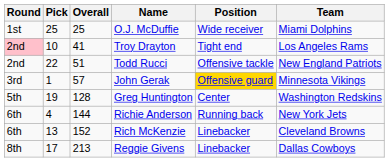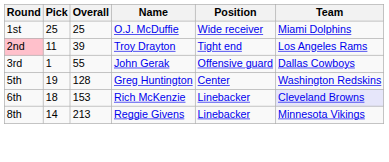(52, 47) 10 -> (51, 47) 11
(79, 47) 41 -> (79, 47) 39
- row: (141, 64)
(79, 81) 57 -> (79, 64) 55
(235, 81) gold background -> (235, 64) no background
(322, 81) Minnesota Vikings -> (316, 64) Dallas Cowboys
- row: (153, 115)
(52, 132) 13 -> (52, 98) 18
(82, 132) 152 -> (82, 98) 153
(322, 132) no background -> (321, 98) lavender background
(52, 149) 17 -> (52, 115) 14
(317, 149) Dallas Cowboys -> (321, 115) Minnesota Vikings
